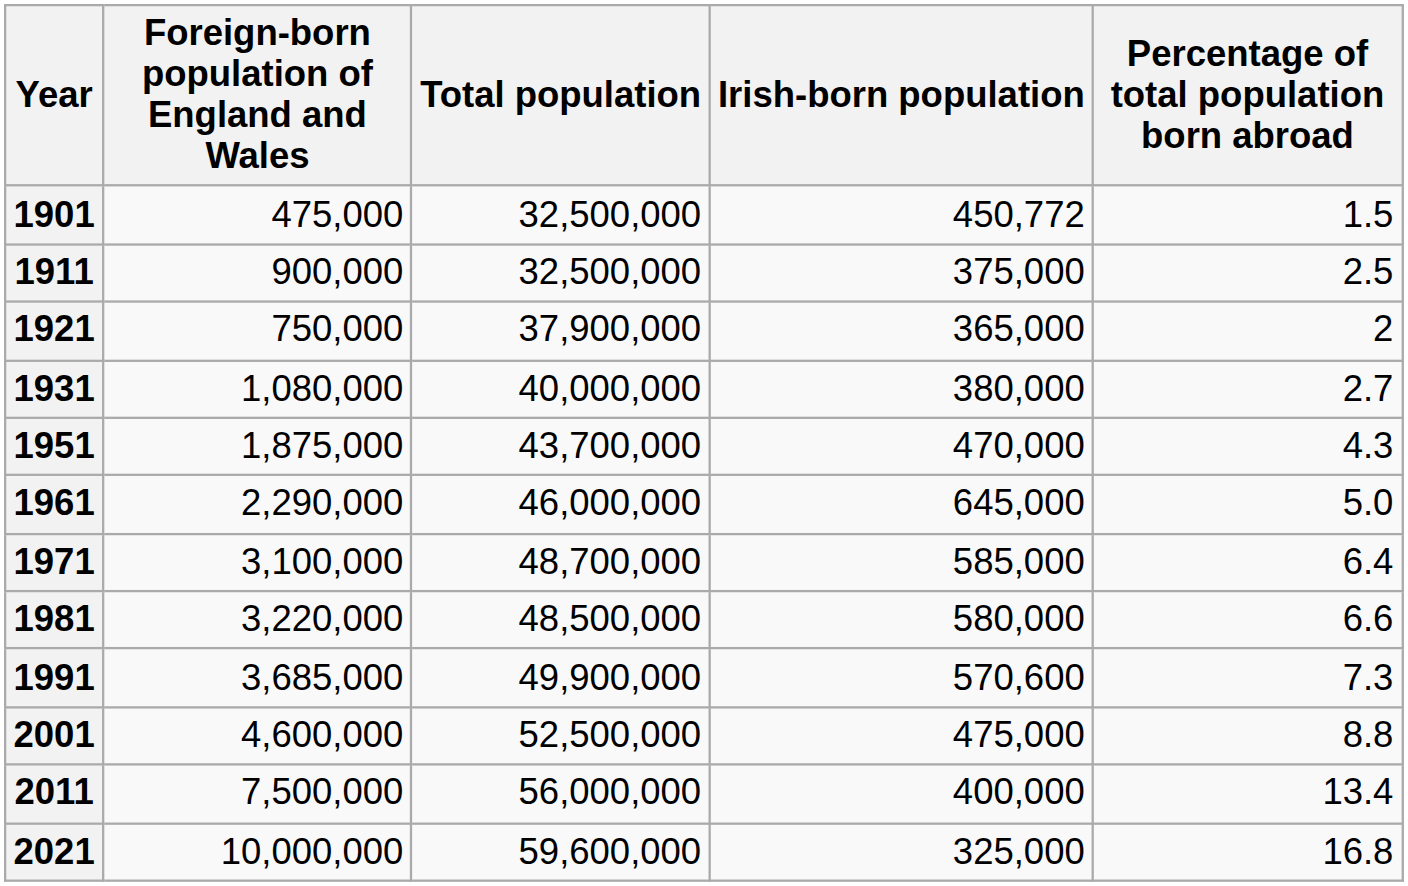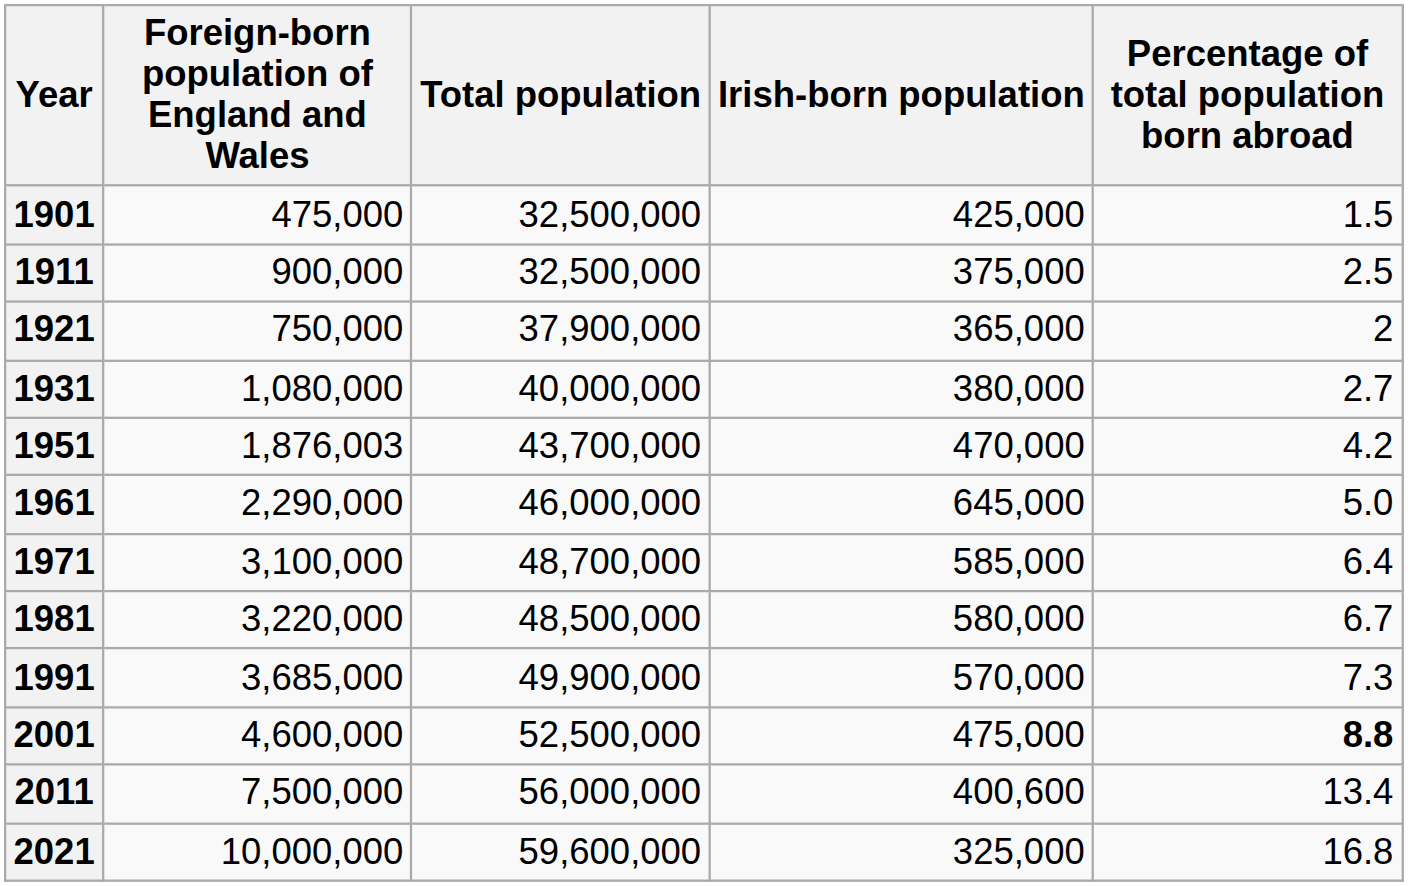(1019, 214) 450,772 -> (1019, 214) 425,000
(322, 445) 1,875,000 -> (322, 445) 1,876,003
(1368, 445) 4.3 -> (1368, 445) 4.2
(1368, 619) 6.6 -> (1368, 619) 6.7
(1019, 677) 570,600 -> (1019, 677) 570,000
(1368, 735) normal -> (1368, 735) bold
(1019, 792) 400,000 -> (1019, 792) 400,600
